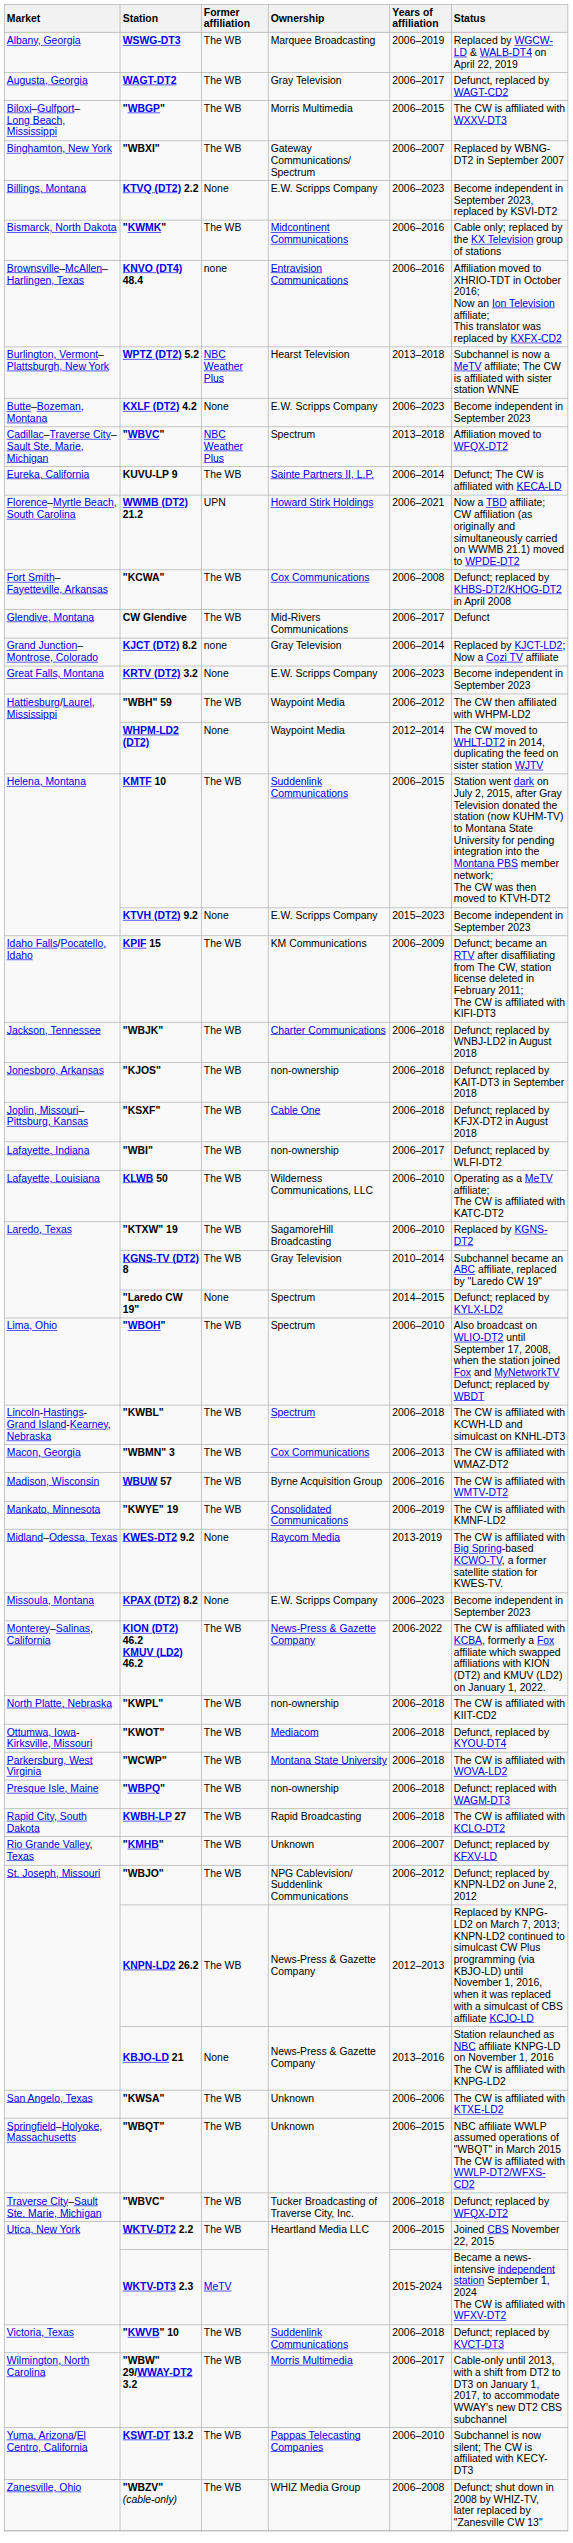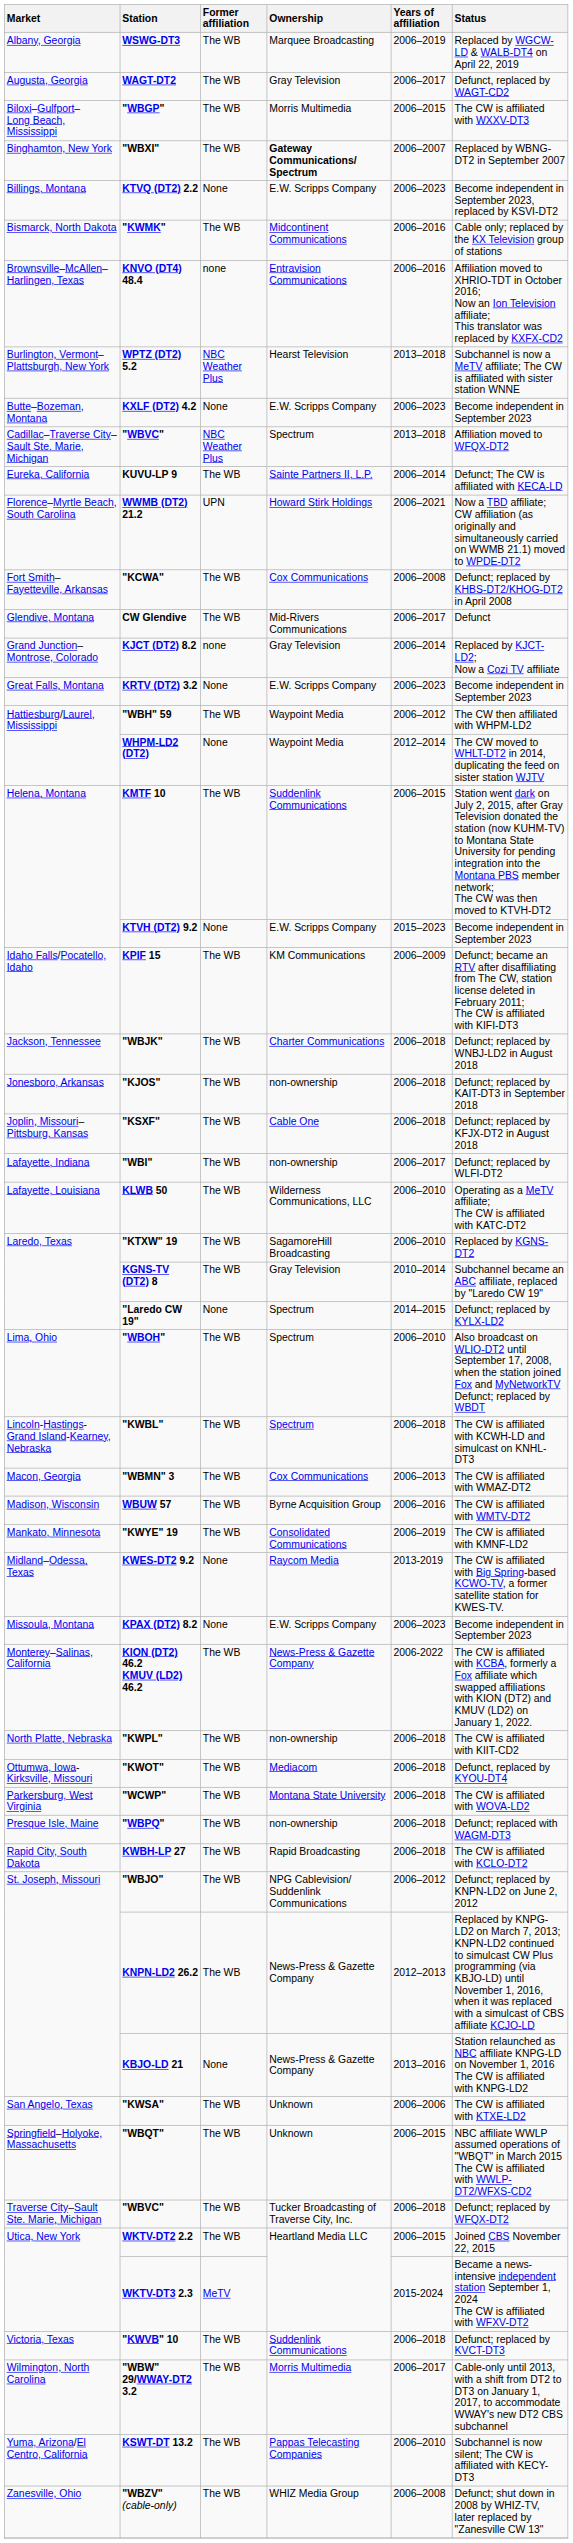(311, 160) normal -> (313, 160) bold
- row: (50, 1851)
